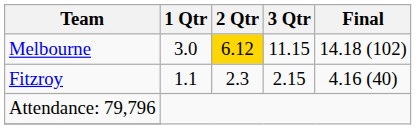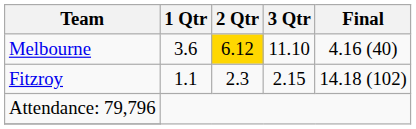(186, 49) 3.0 -> (186, 49) 3.6
(289, 49) 11.15 -> (289, 49) 11.10
(363, 49) 14.18 (102) -> (363, 49) 4.16 (40)
(363, 78) 4.16 (40) -> (363, 78) 14.18 (102)
